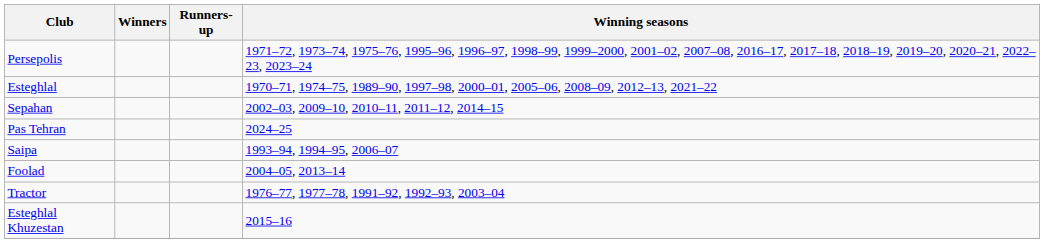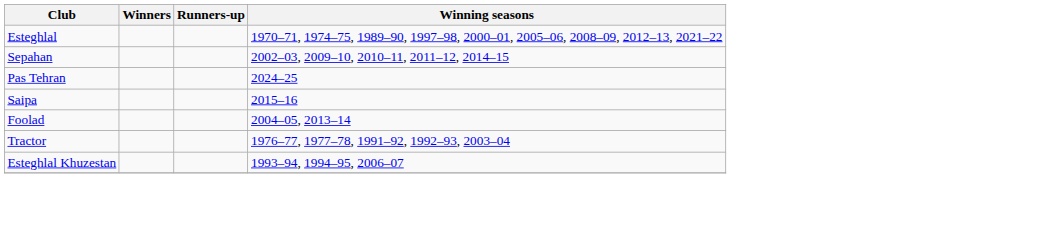- row: (35, 58)
(322, 150) 1993–94, 1994–95, 2006–07 -> (274, 99) 2015–16
(269, 220) 2015–16 -> (327, 162) 1993–94, 1994–95, 2006–07
